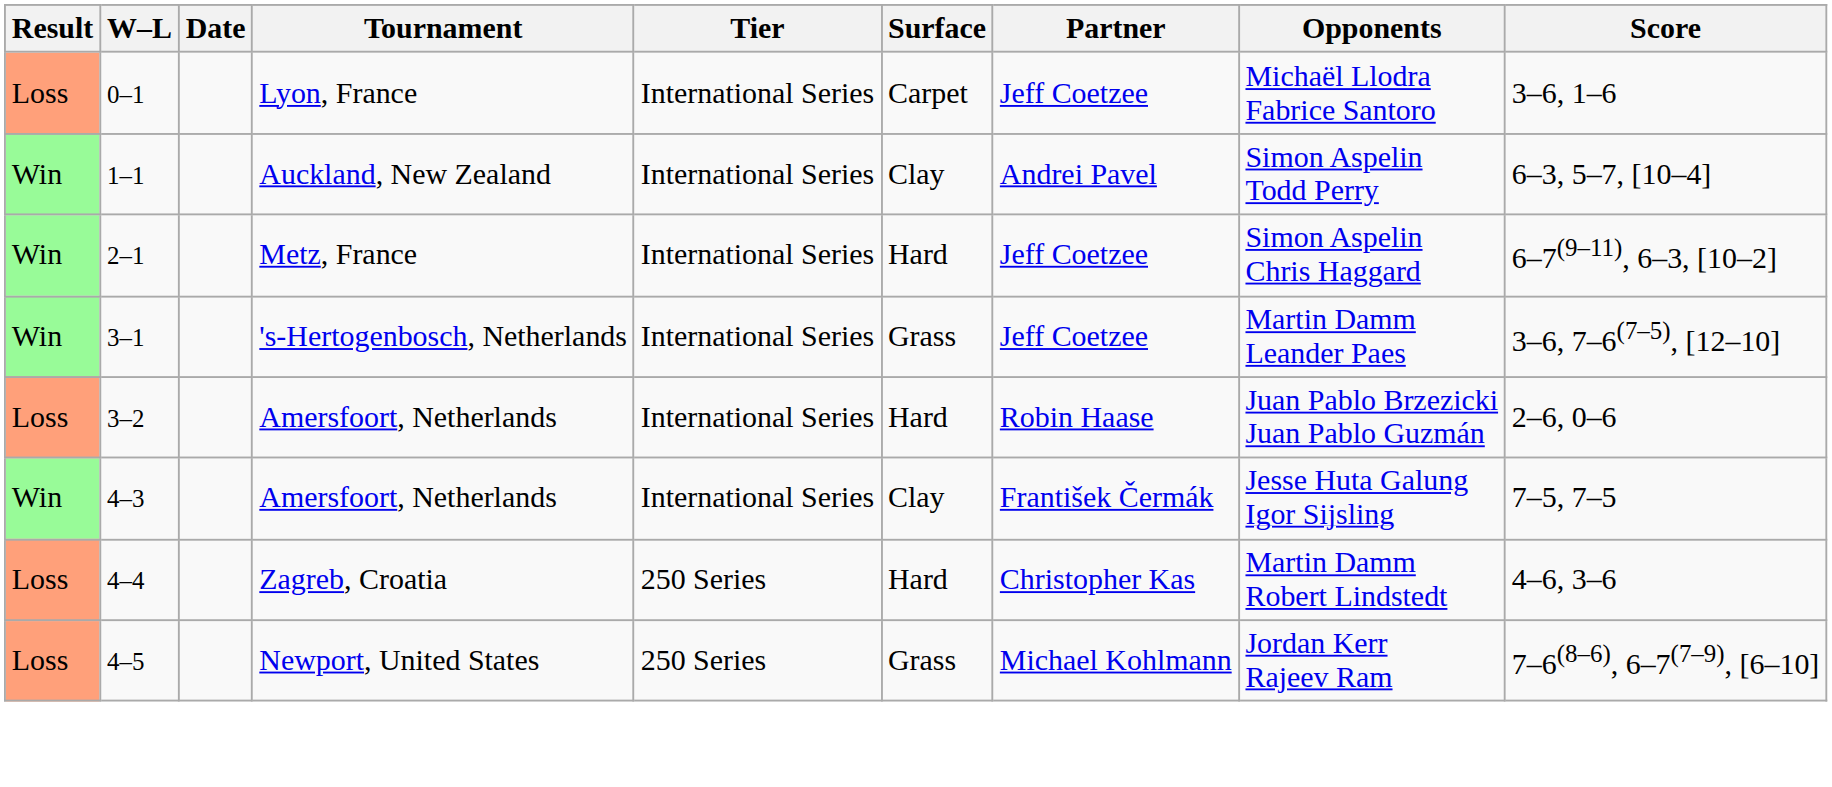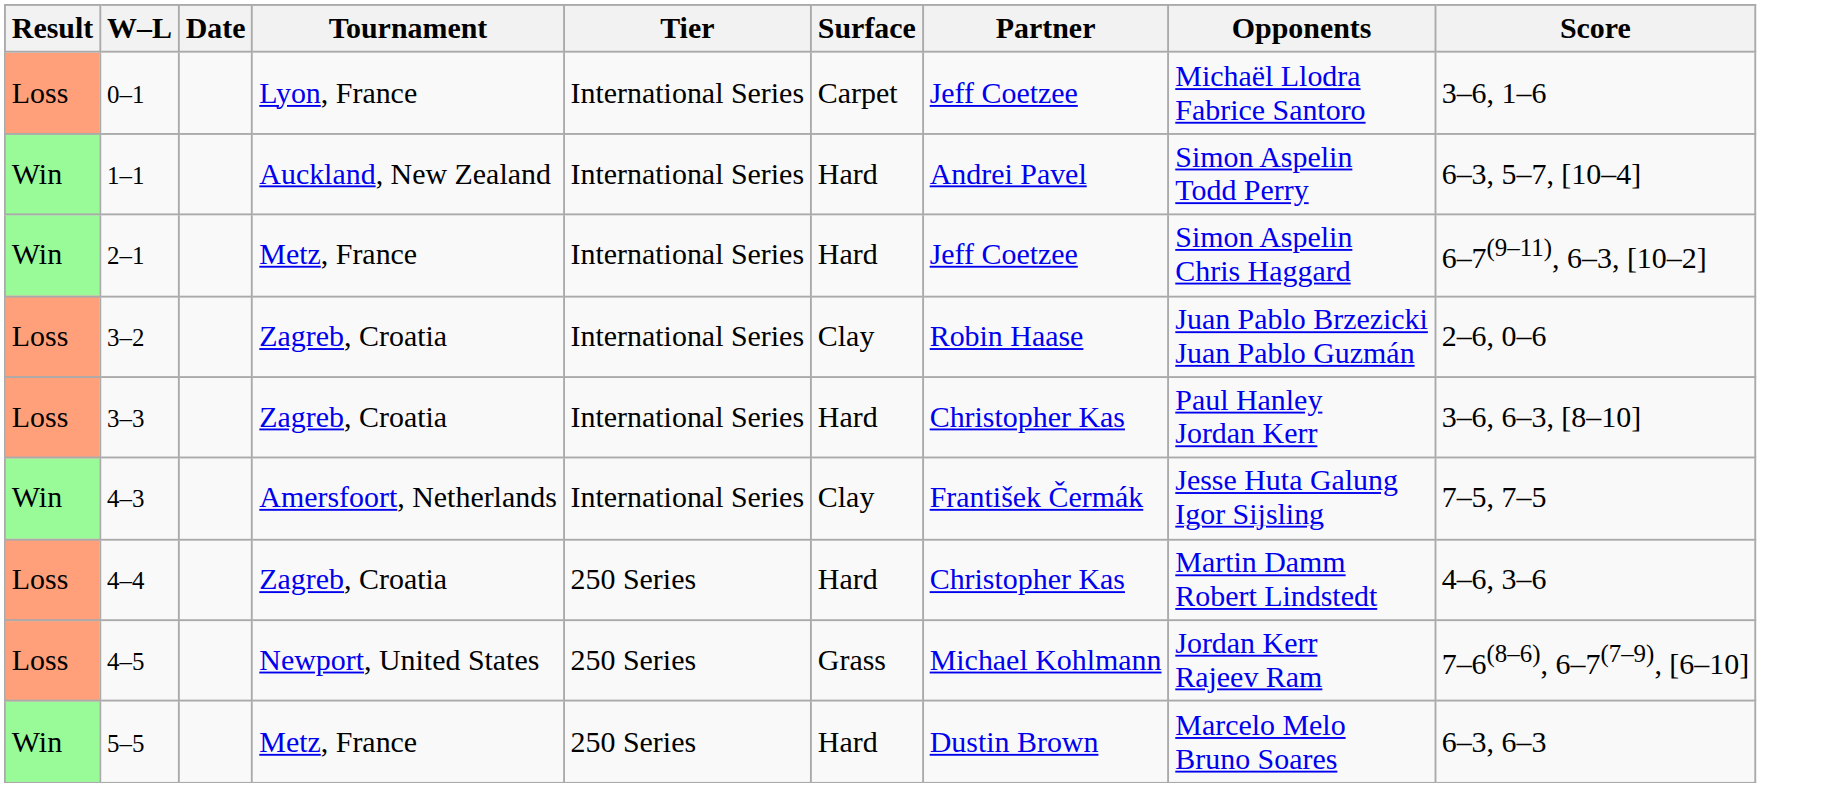(916, 173) Clay -> (848, 173) Hard
- row: (126, 337)
(408, 416) Amersfoort, Netherlands -> (353, 335) Zagreb, Croatia
(918, 416) Hard -> (846, 335) Clay
+ row: (126, 418)
+ row: (126, 743)
